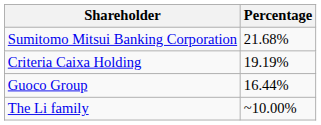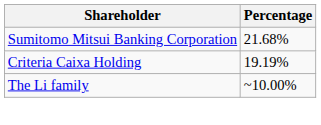- row: (48, 85)
